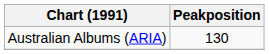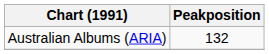(217, 37) 130 -> (217, 37) 132
